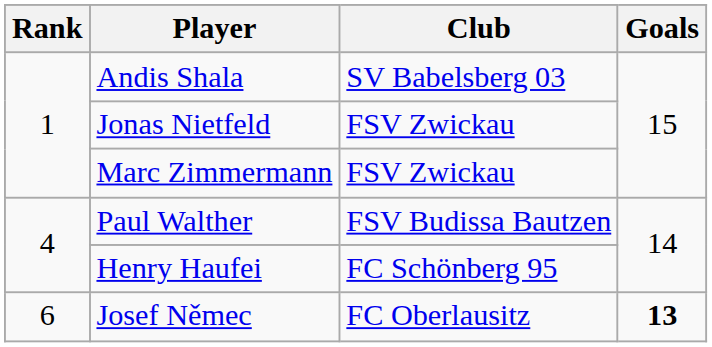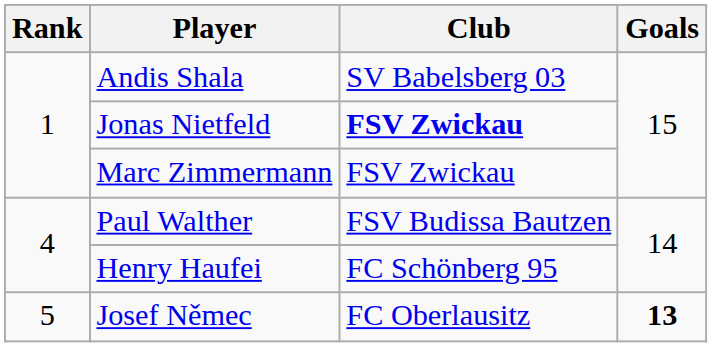(431, 124) normal -> (435, 124) bold
(47, 316) 6 -> (47, 316) 5
